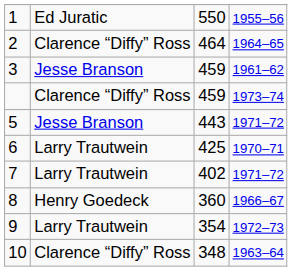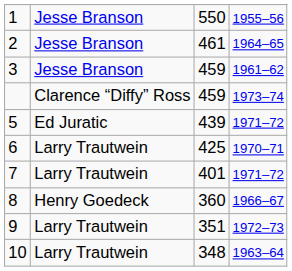(71, 17) Ed Juratic -> (89, 17) Jesse Branson
(112, 43) Clarence “Diffy” Ross -> (89, 43) Jesse Branson
(212, 43) 464 -> (212, 43) 461
(89, 122) Jesse Branson -> (71, 122) Ed Juratic
(212, 122) 443 -> (212, 122) 439
(212, 174) 402 -> (212, 174) 401
(212, 226) 354 -> (212, 226) 351
(112, 252) Clarence “Diffy” Ross -> (91, 252) Larry Trautwein
